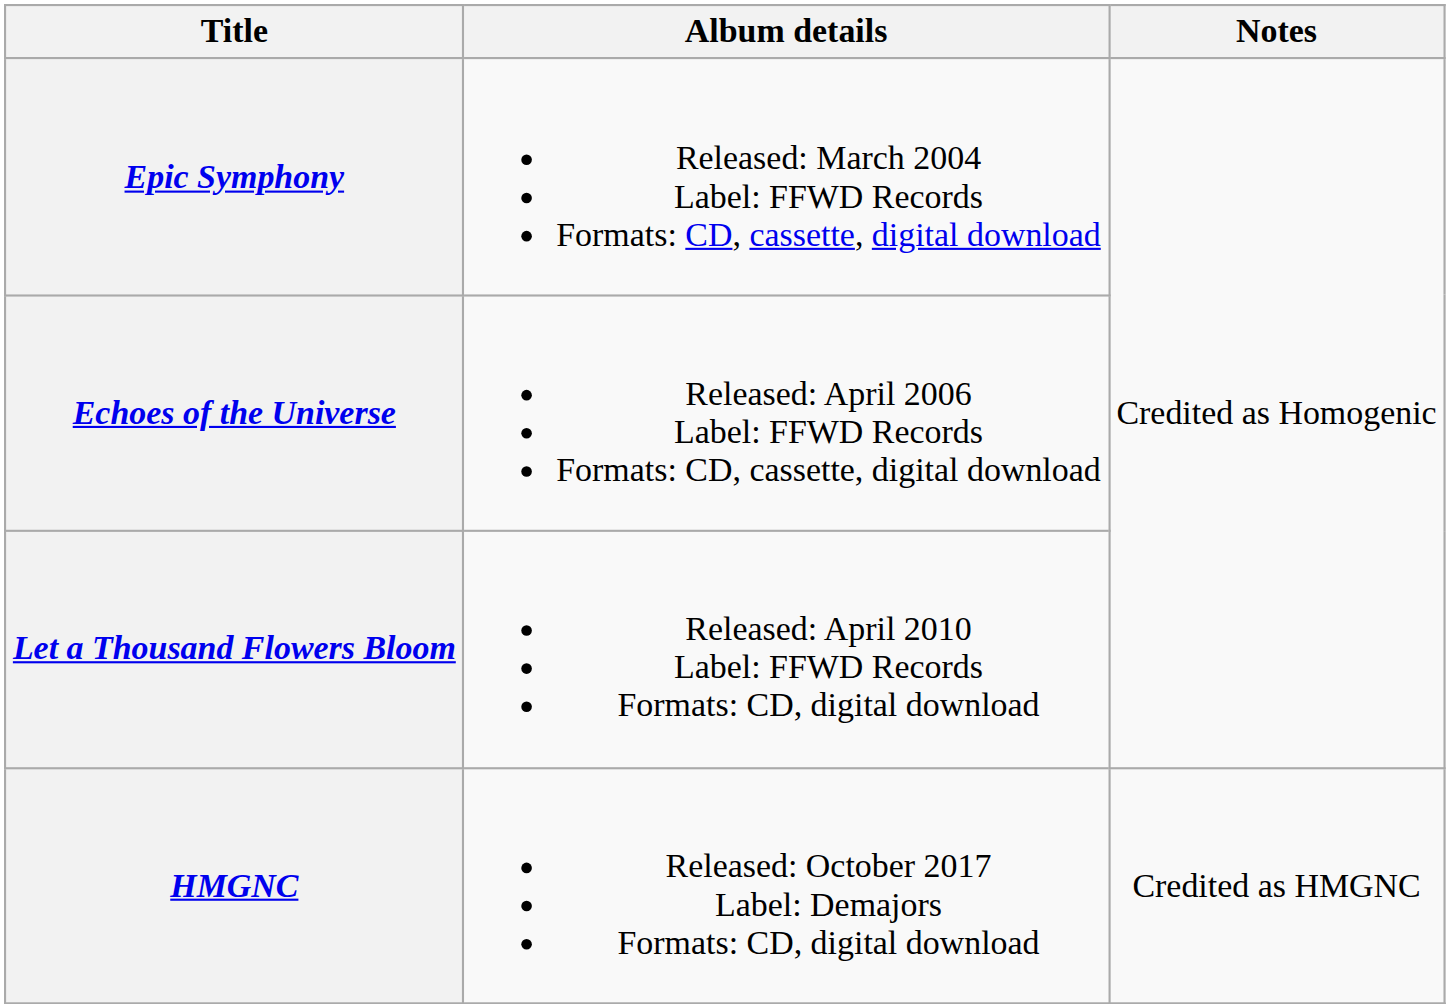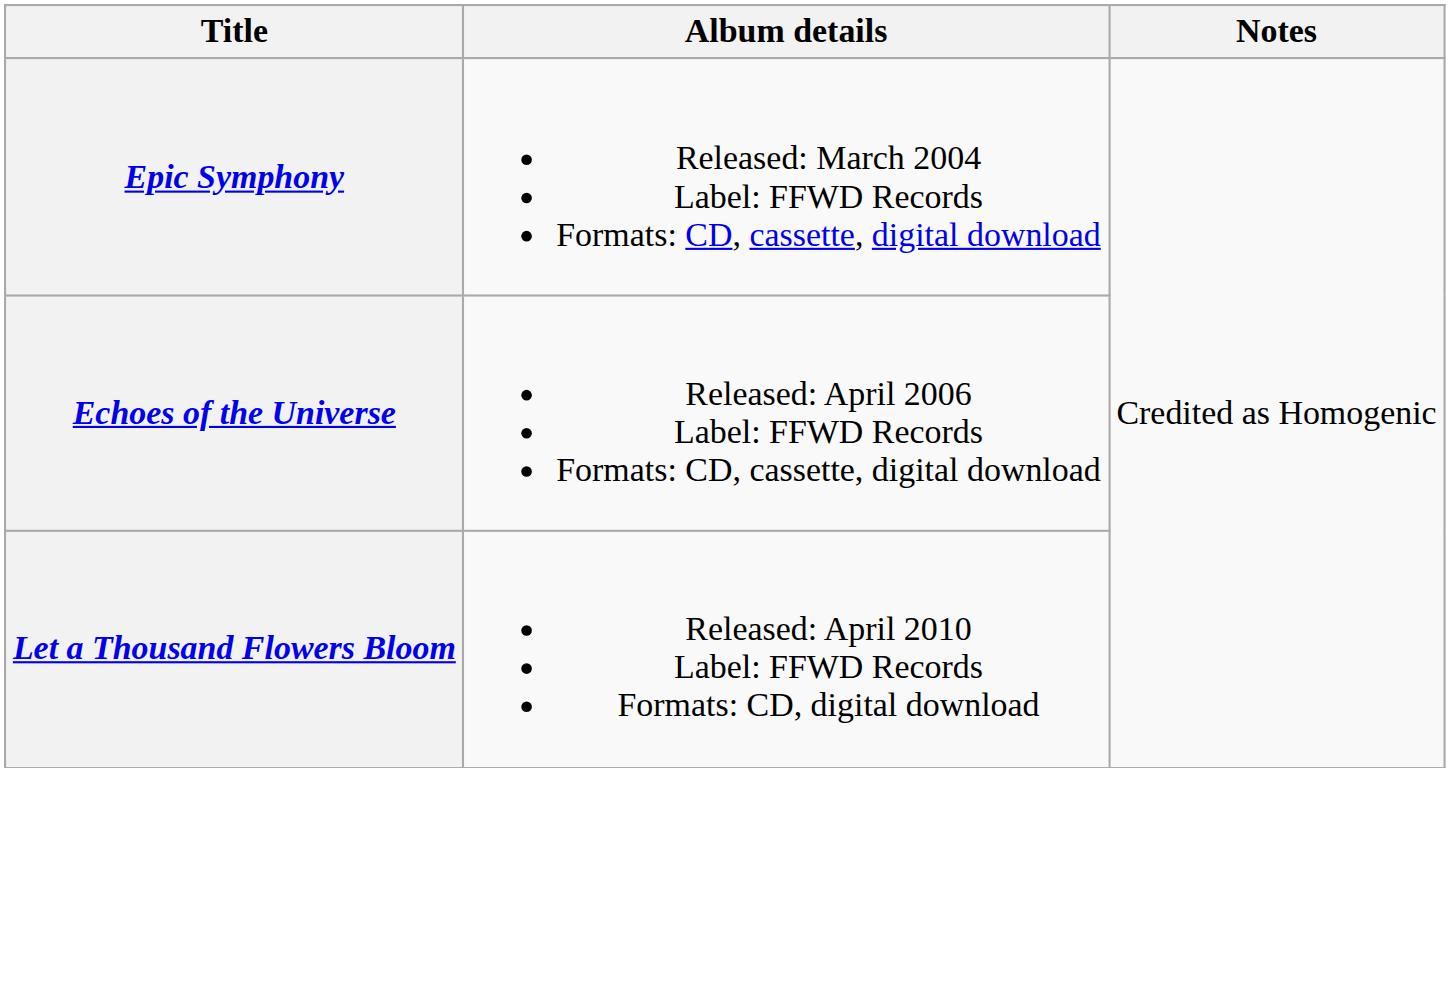- row: (234, 884)
